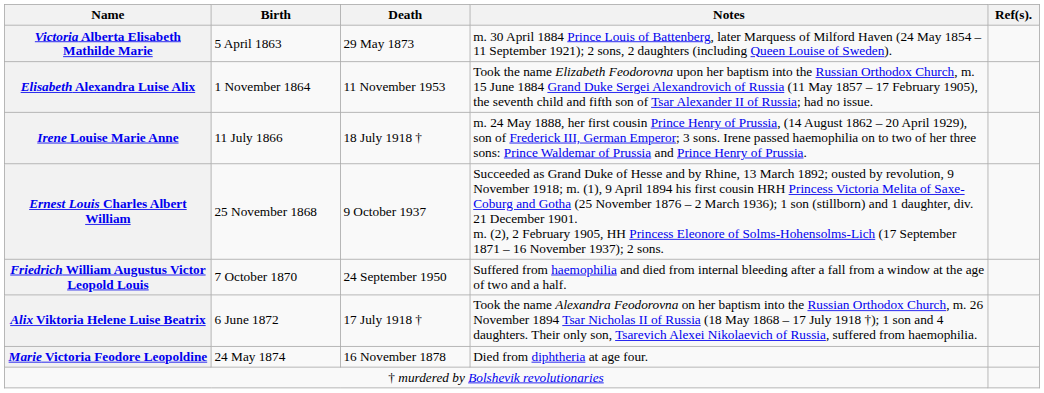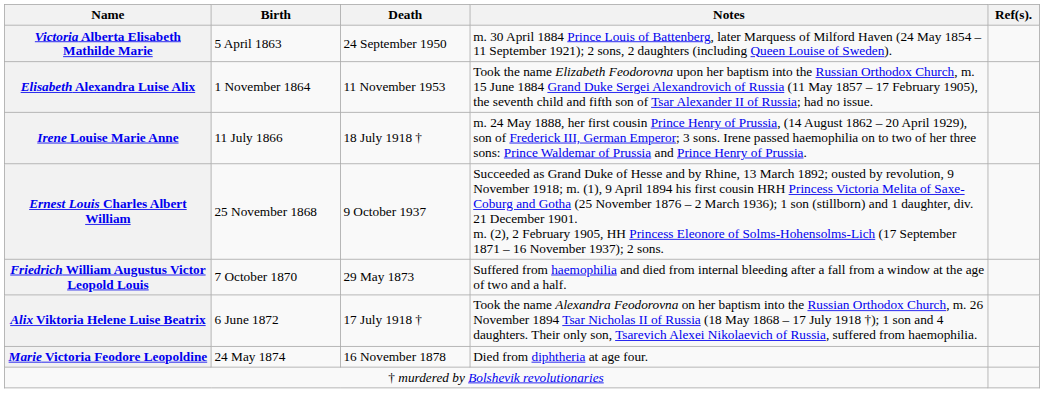(379, 43) 29 May 1873 -> (395, 43) 24 September 1950
(395, 277) 24 September 1950 -> (379, 277) 29 May 1873
